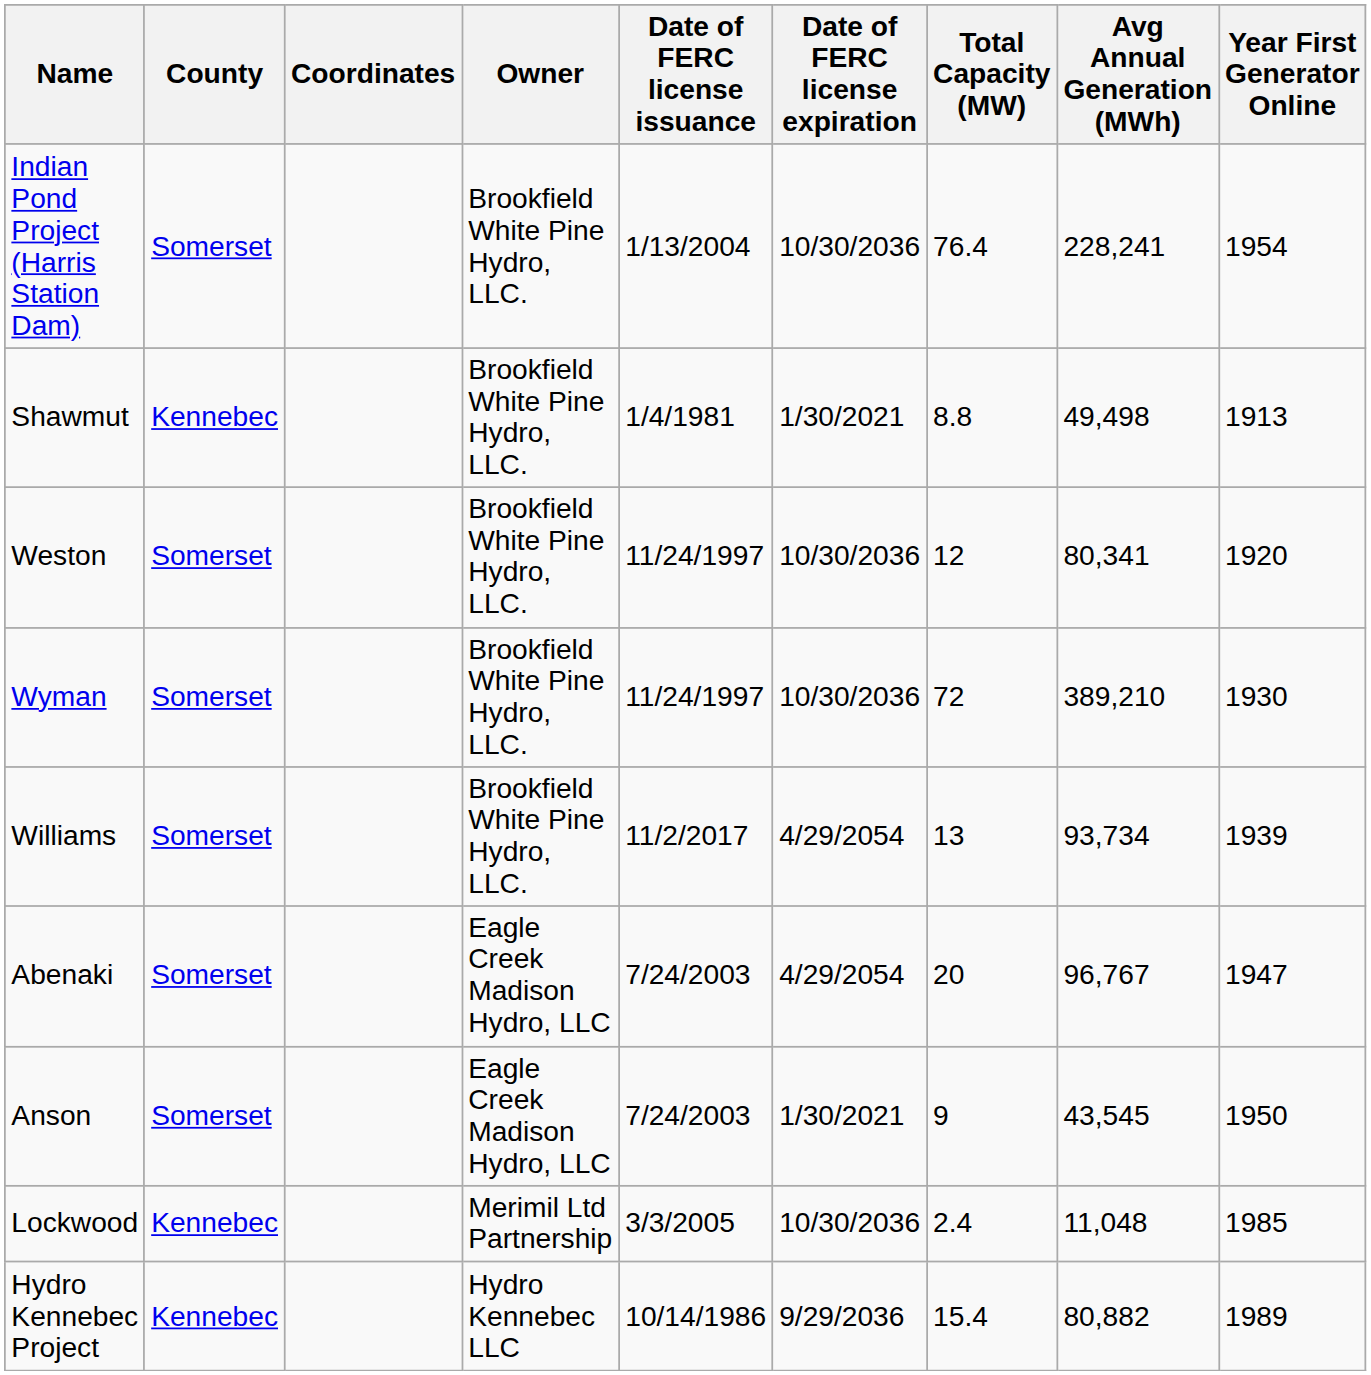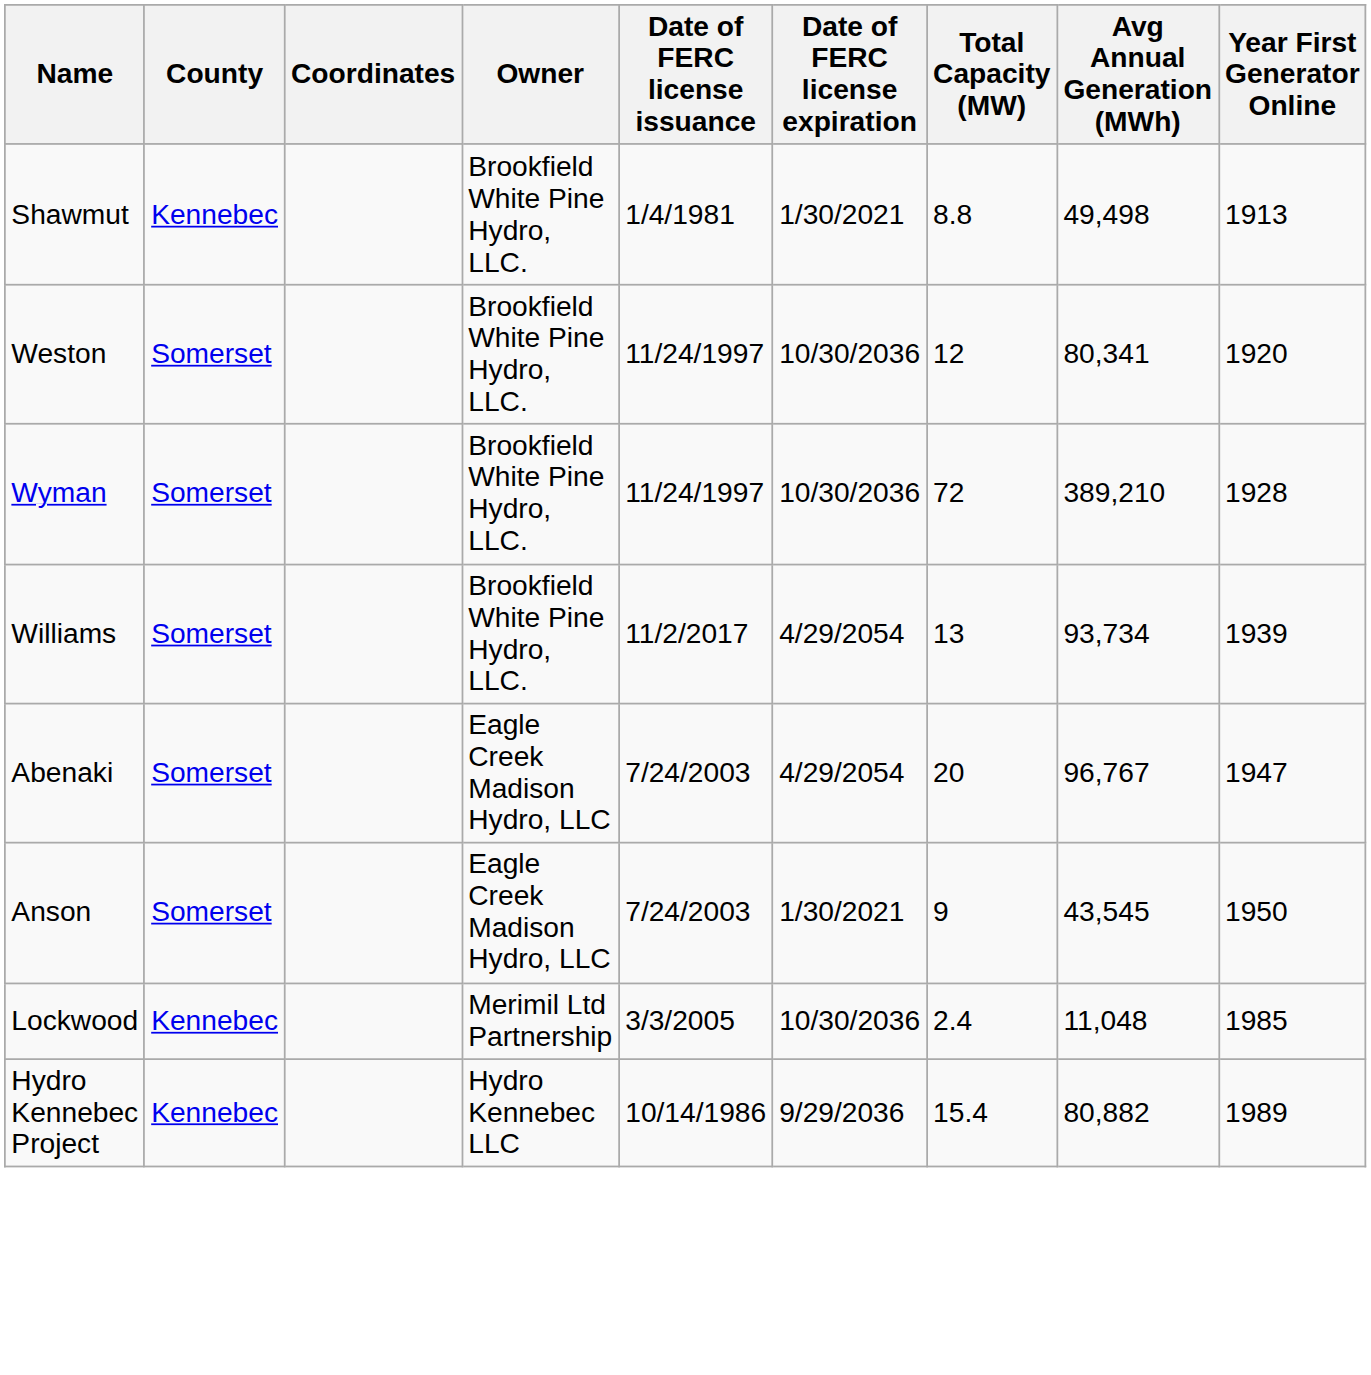- row: (55, 245)
(1256, 696) 1930 -> (1256, 493) 1928
